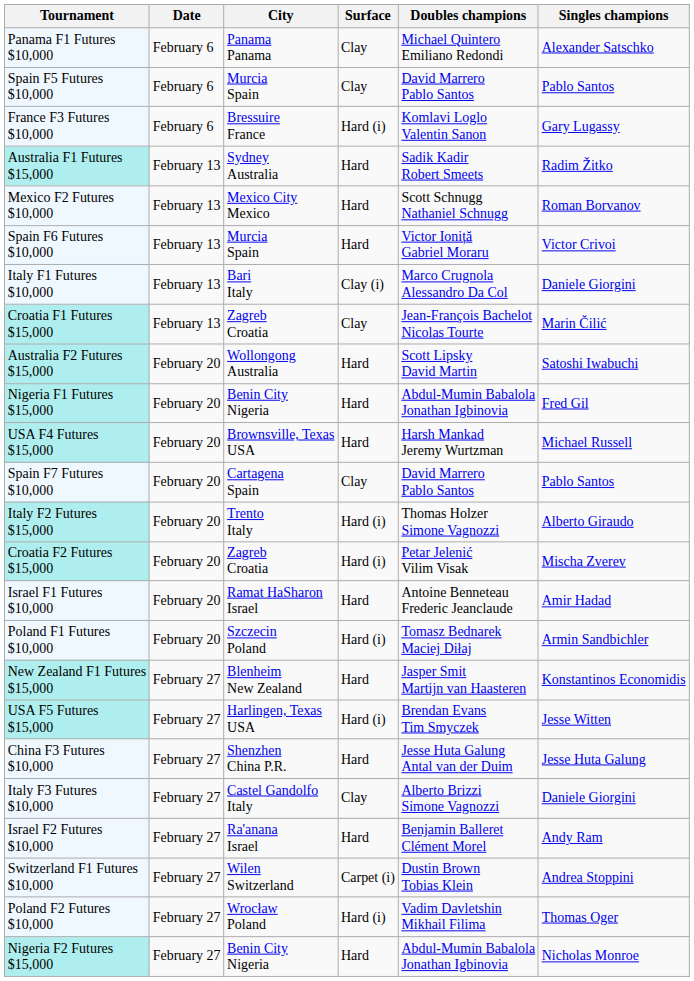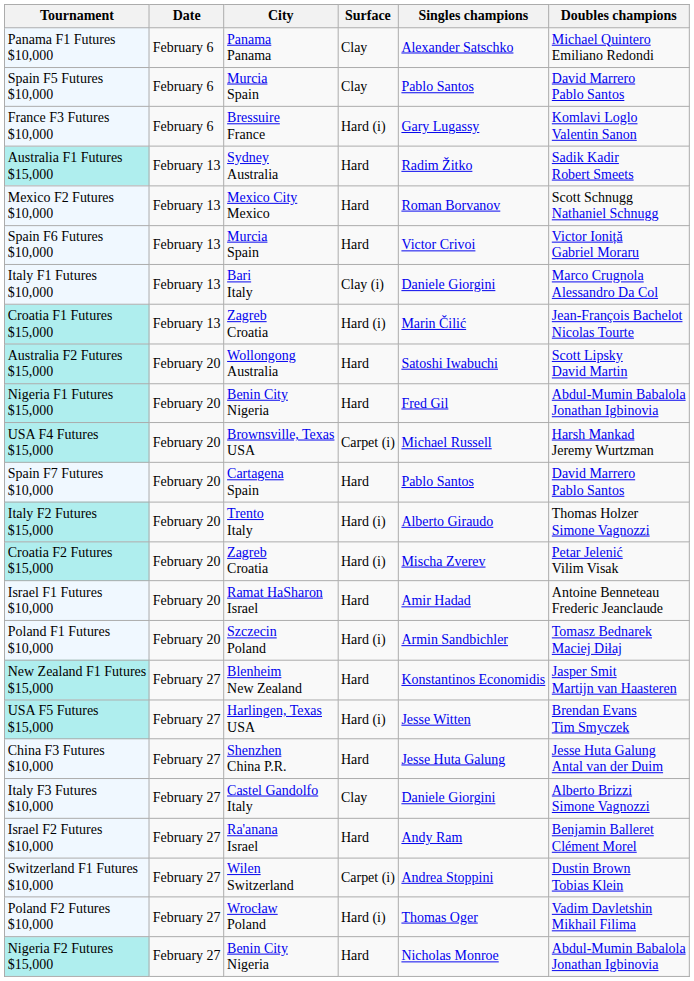columns swapped: (614, 16) <-> (468, 16)
(354, 324) Clay -> (363, 324) Hard (i)
(355, 442) Hard -> (368, 442) Carpet (i)
(354, 482) Clay -> (355, 482) Hard
